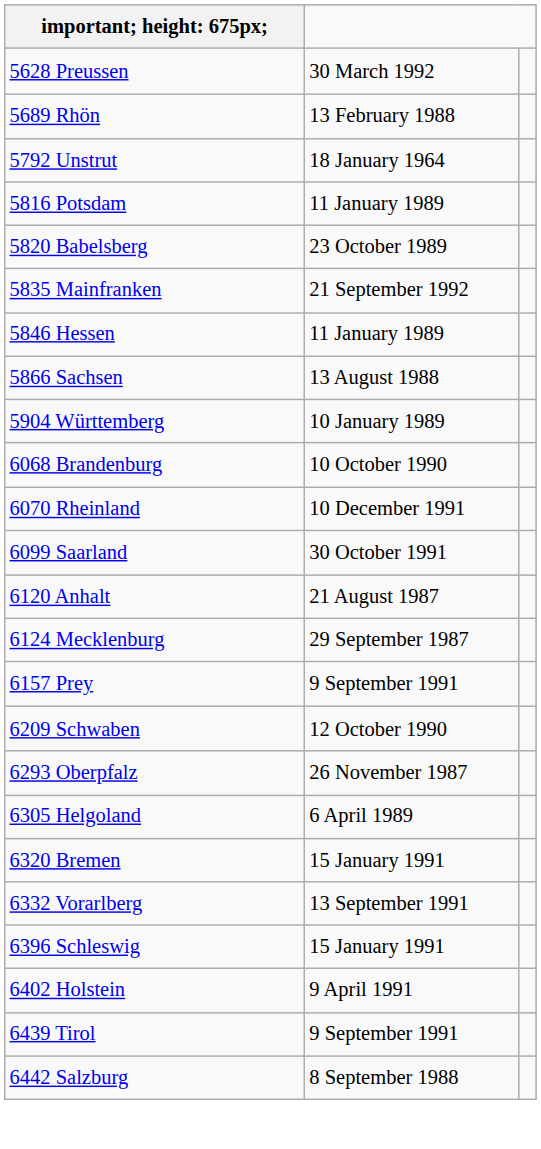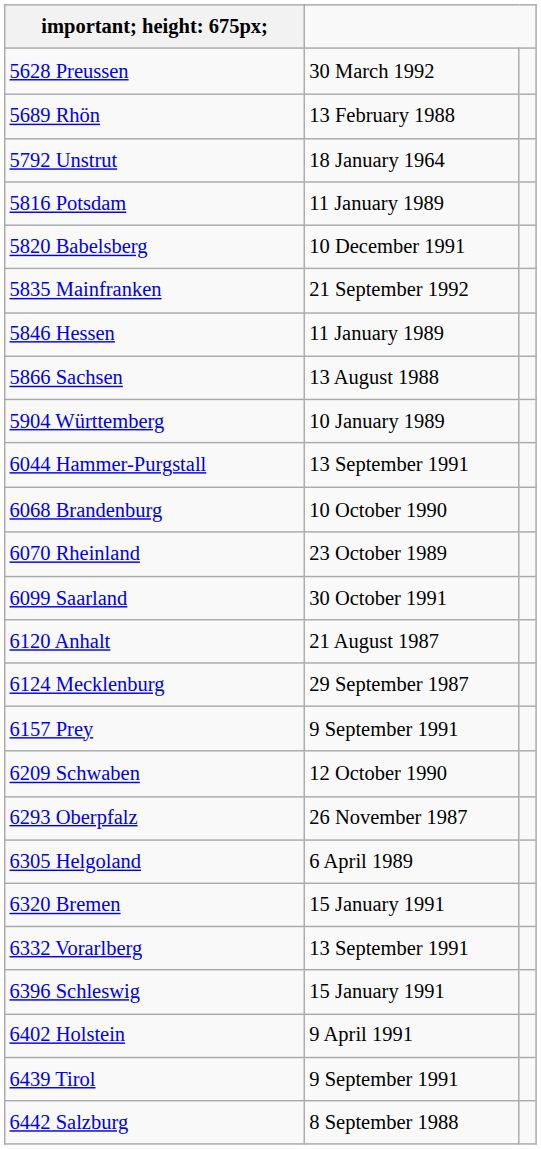(378, 246) 23 October 1989 -> (387, 246) 10 December 1991
+ row: (108, 464)
(387, 508) 10 December 1991 -> (378, 553) 23 October 1989
